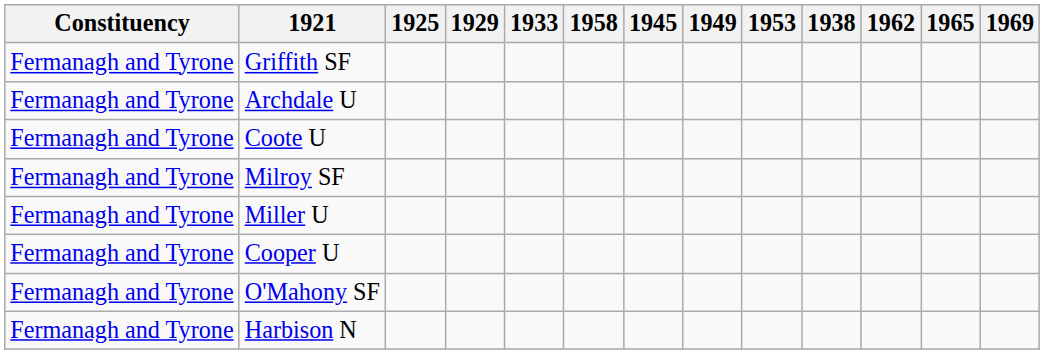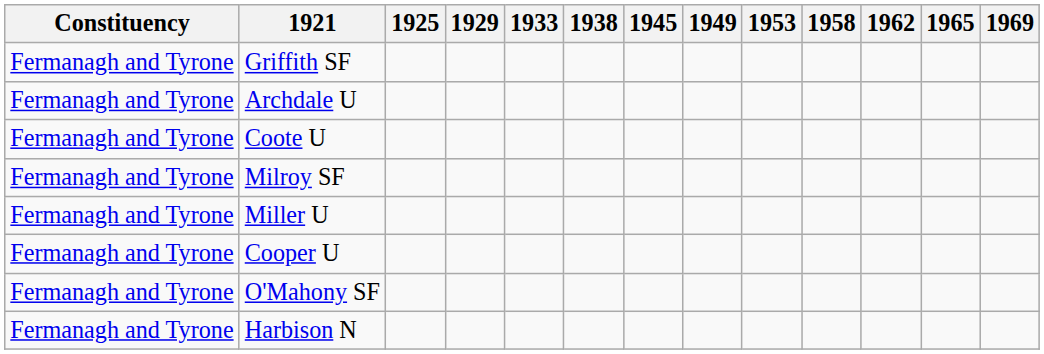columns swapped: (831, 23) <-> (594, 23)
